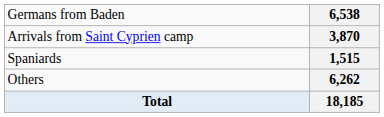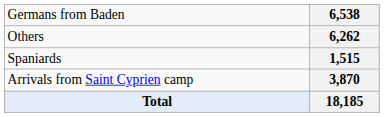rows swapped: (345, 36) <-> (345, 79)
